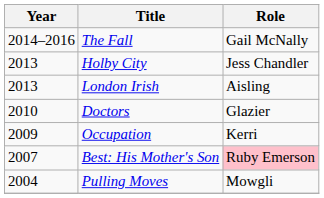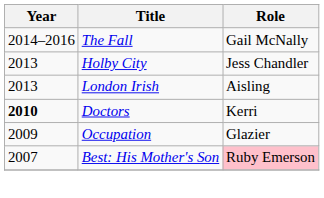(23, 110) normal -> (23, 110) bold
(248, 110) Glazier -> (242, 110) Kerri
(242, 134) Kerri -> (248, 134) Glazier
- row: (125, 181)
